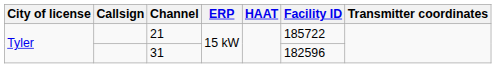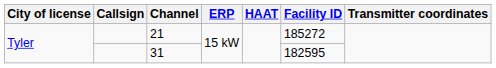(304, 33) 185722 -> (304, 33) 185272
(304, 53) 182596 -> (304, 53) 182595
